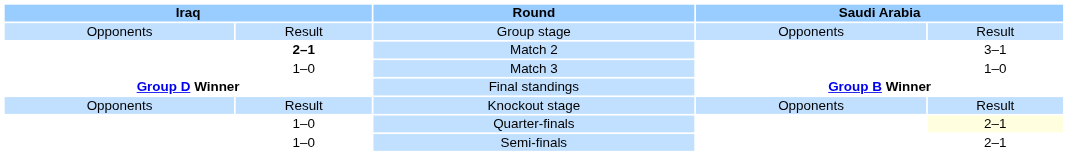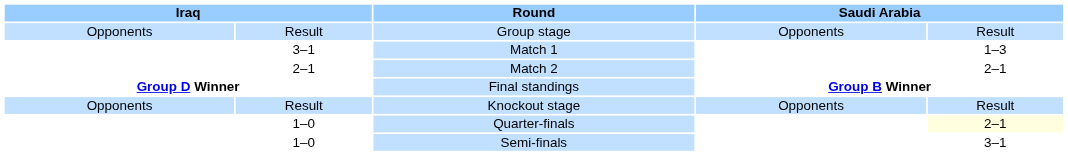+ row: (534, 50)
(304, 50) bold -> (304, 68) normal
(995, 50) 3–1 -> (995, 68) 2–1
- row: (534, 68)
(995, 142) 2–1 -> (995, 142) 3–1
